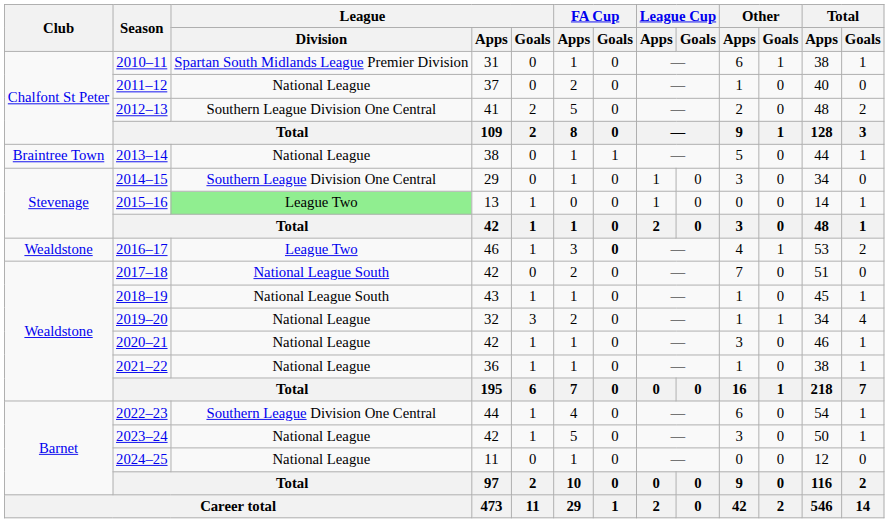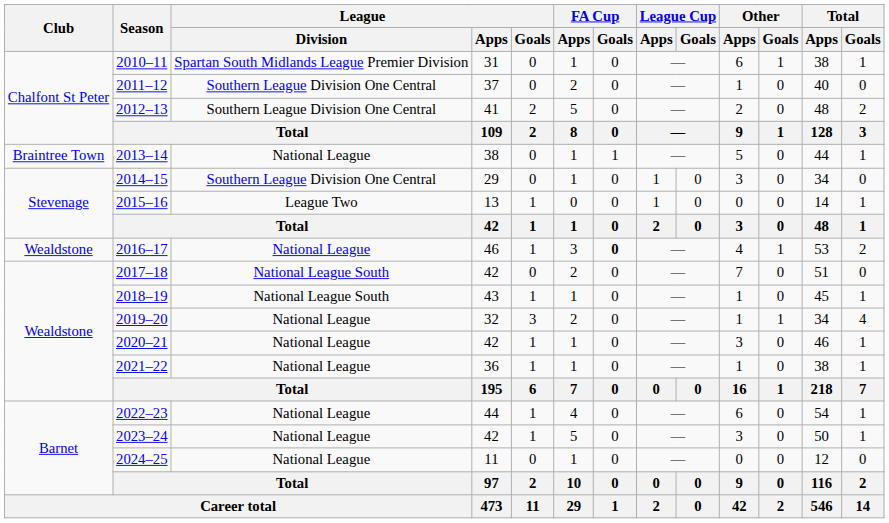(321, 86) National League -> (321, 86) Southern League Division One Central
(321, 202) lightgreen background -> (321, 202) no background
(321, 249) League Two -> (321, 249) National League
(321, 413) Southern League Division One Central -> (321, 413) National League
